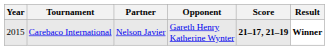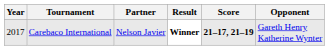columns swapped: (202, 12) <-> (307, 12)
(16, 32) 2015 -> (16, 32) 2017
